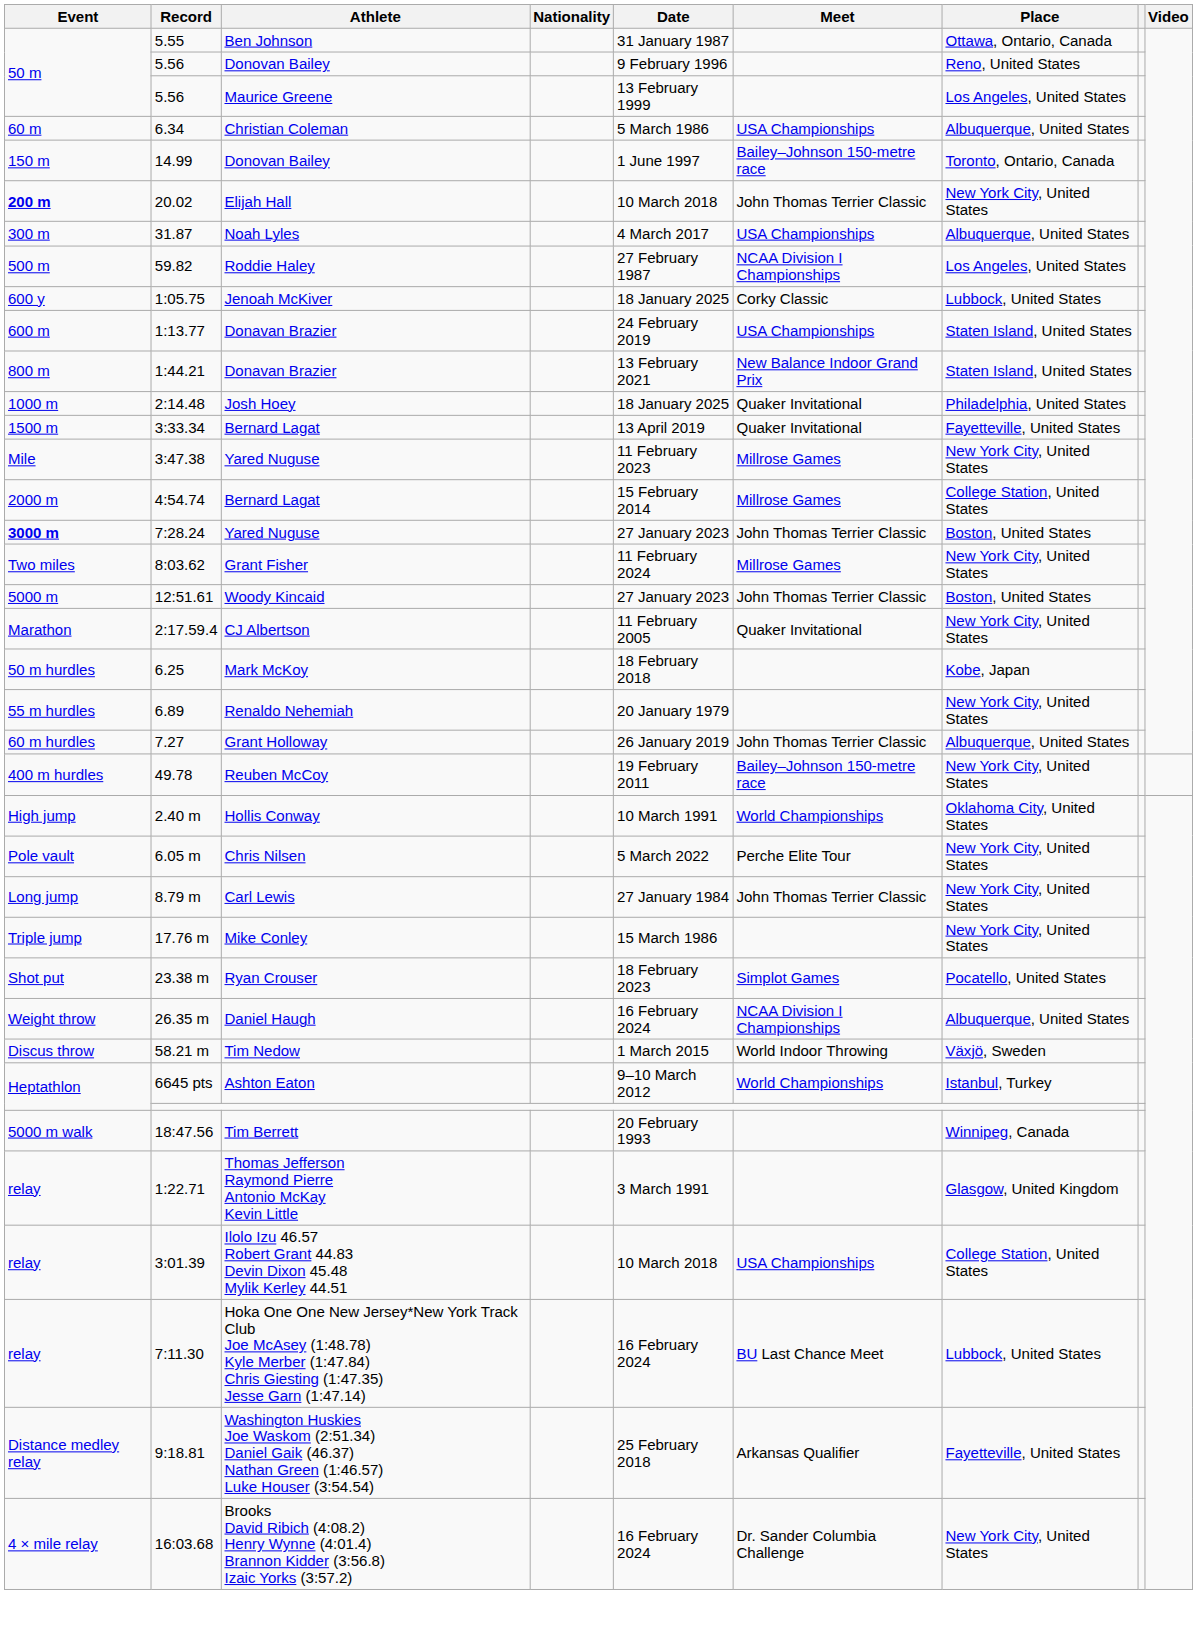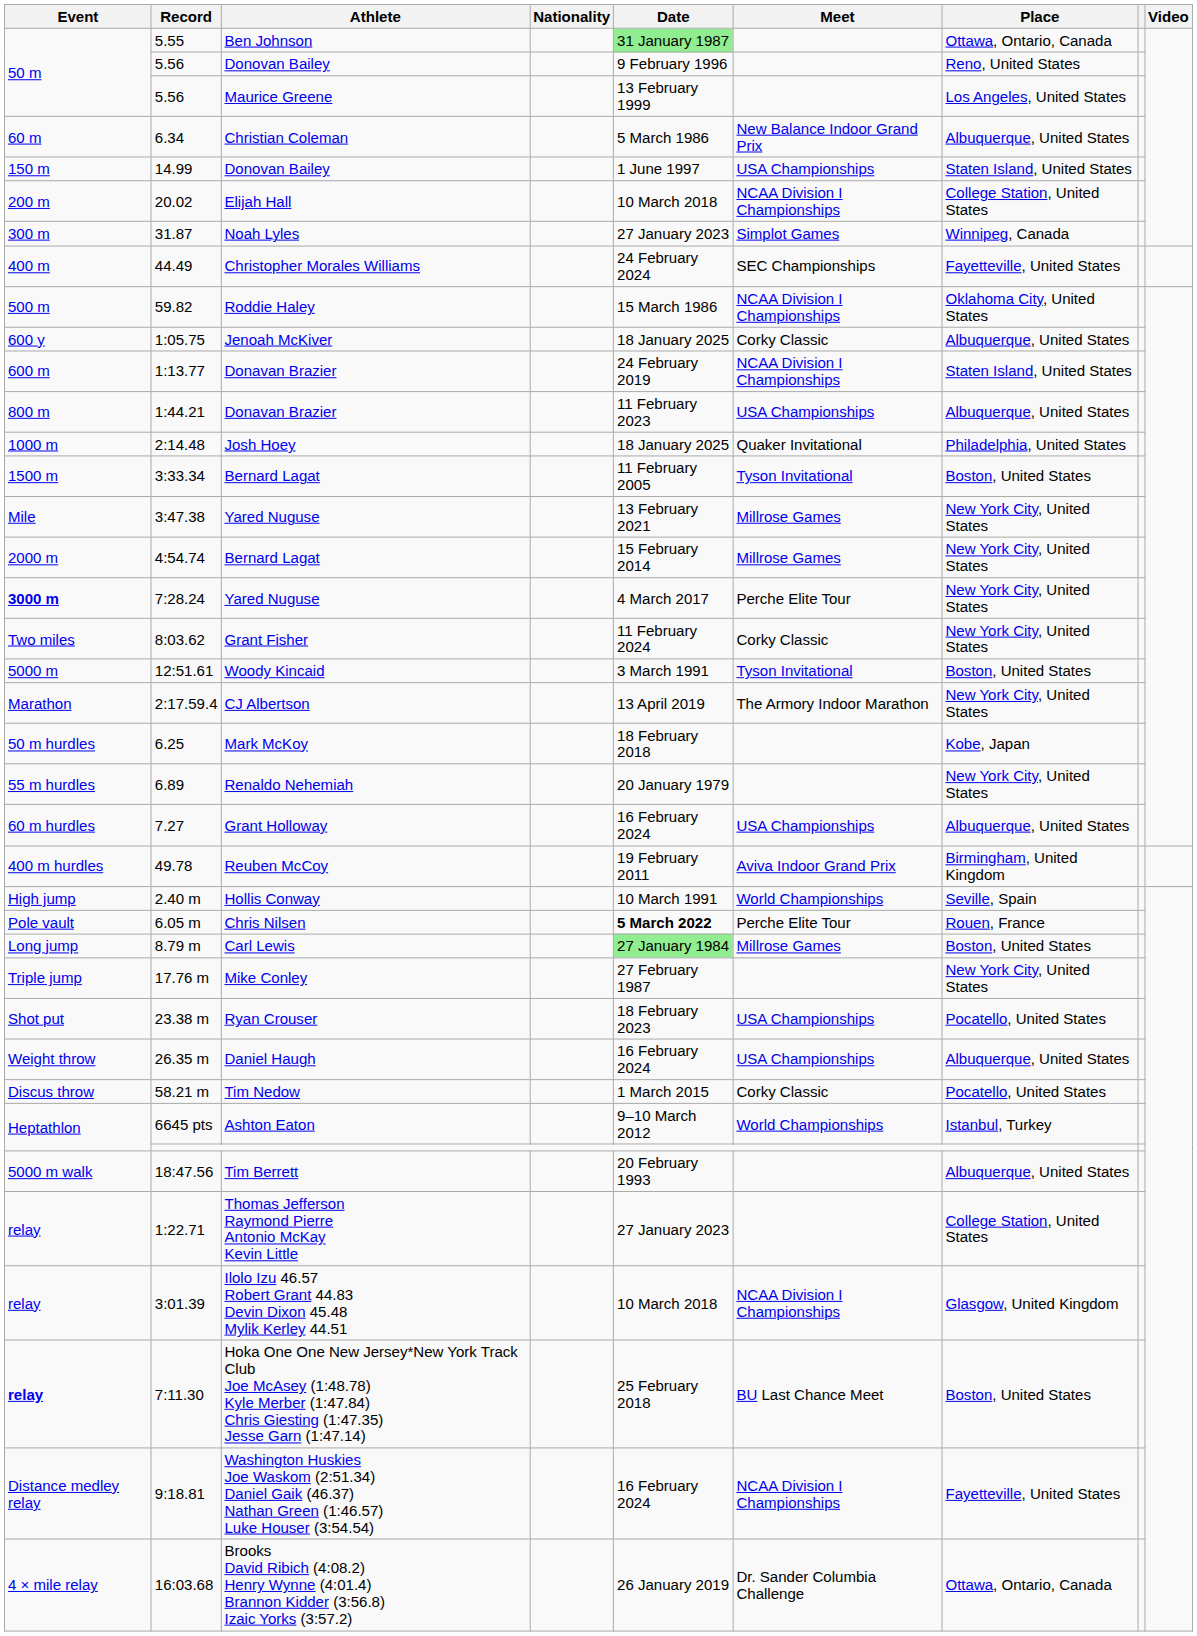(673, 40) no background -> (673, 40) lightgreen background
(805, 129) USA Championships -> (827, 137) New Balance Indoor Grand Prix
(826, 161) Bailey–Johnson 150-metre race -> (805, 169) USA Championships
(1030, 161) Toronto, Ontario, Canada -> (1039, 169) Staten Island, United States
(29, 202) bold -> (29, 202) normal
(831, 202) John Thomas Terrier Classic -> (789, 202) NCAA Division I Championships
(1018, 202) New York City, United States -> (1022, 202) College Station, United States
(663, 234) 4 March 2017 -> (673, 234) 27 January 2023
(805, 234) USA Championships -> (788, 234) Simplot Games
(1037, 234) Albuquerque, United States -> (1007, 234) Winnipeg, Canada
+ row: (174, 266)
(658, 266) 27 February 1987 -> (667, 307) 15 March 1986
(1036, 266) Los Angeles, United States -> (1020, 307) Oklahoma City, United States
(1023, 298) Lubbock, United States -> (1037, 339) Albuquerque, United States
(805, 331) USA Championships -> (789, 371) NCAA Division I Championships
(658, 371) 13 February 2021 -> (657, 412) 11 February 2023
(827, 371) New Balance Indoor Grand Prix -> (805, 412) USA Championships
(1039, 371) Staten Island, United States -> (1037, 412) Albuquerque, United States
(661, 427) 13 April 2019 -> (657, 476) 11 February 2005
(799, 427) Quaker Invitational -> (795, 476) Tyson Invitational
(1033, 427) Fayetteville, United States -> (1018, 476) Boston, United States
(657, 459) 11 February 2023 -> (658, 517) 13 February 2021
(1022, 500) College Station, United States -> (1018, 558) New York City, United States
(673, 532) 27 January 2023 -> (663, 598) 4 March 2017
(831, 532) John Thomas Terrier Classic -> (794, 598) Perche Elite Tour
(1018, 532) Boston, United States -> (1018, 598) New York City, United States
(789, 565) Millrose Games -> (782, 639) Corky Classic
(673, 597) 27 January 2023 -> (663, 671) 3 March 1991
(831, 597) John Thomas Terrier Classic -> (795, 671) Tyson Invitational
(657, 629) 11 February 2005 -> (661, 703) 13 April 2019
(799, 629) Quaker Invitational -> (833, 703) The Armory Indoor Marathon
(673, 743) 26 January 2019 -> (658, 825) 16 February 2024
(831, 743) John Thomas Terrier Classic -> (805, 825) USA Championships
(826, 775) Bailey–Johnson 150-metre race -> (816, 866) Aviva Indoor Grand Prix
(1018, 775) New York City, United States -> (1011, 866) Birmingham, United Kingdom
(1020, 816) Oklahoma City, United States -> (991, 898) Seville, Spain
(663, 856) normal -> (664, 922) bold
(1018, 856) New York City, United States -> (995, 922) Rouen, France
(673, 897) no background -> (673, 946) lightgreen background
(831, 897) John Thomas Terrier Classic -> (789, 946) Millrose Games
(1018, 897) New York City, United States -> (1018, 946) Boston, United States
(667, 937) 15 March 1986 -> (658, 978) 27 February 1987
(788, 978) Simplot Games -> (805, 1019) USA Championships
(789, 1019) NCAA Division I Championships -> (805, 1059) USA Championships
(812, 1051) World Indoor Throwing -> (782, 1092) Corky Classic
(996, 1051) Växjö, Sweden -> (1026, 1092) Pocatello, United States
(1007, 1131) Winnipeg, Canada -> (1037, 1172) Albuquerque, United States
(663, 1188) 3 March 1991 -> (673, 1229) 27 January 2023
(1032, 1188) Glasgow, United Kingdom -> (1022, 1229) College Station, United States
(805, 1263) USA Championships -> (789, 1303) NCAA Division I Championships
(1022, 1263) College Station, United States -> (1032, 1303) Glasgow, United Kingdom
(24, 1354) normal -> (26, 1394) bold
(658, 1354) 16 February 2024 -> (658, 1394) 25 February 2018
(1023, 1354) Lubbock, United States -> (1018, 1394) Boston, United States
(658, 1453) 25 February 2018 -> (658, 1494) 16 February 2024
(798, 1453) Arkansas Qualifier -> (789, 1494) NCAA Division I Championships
(658, 1545) 16 February 2024 -> (673, 1585) 26 January 2019
(1018, 1545) New York City, United States -> (1029, 1585) Ottawa, Ontario, Canada
